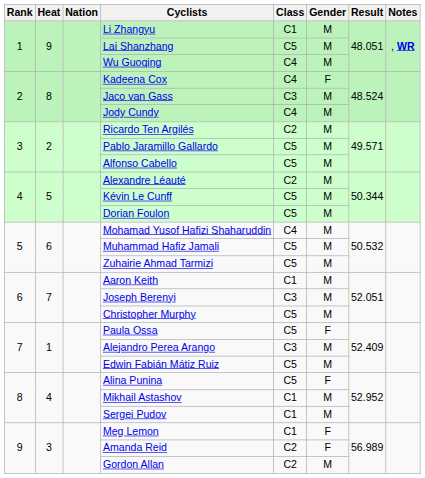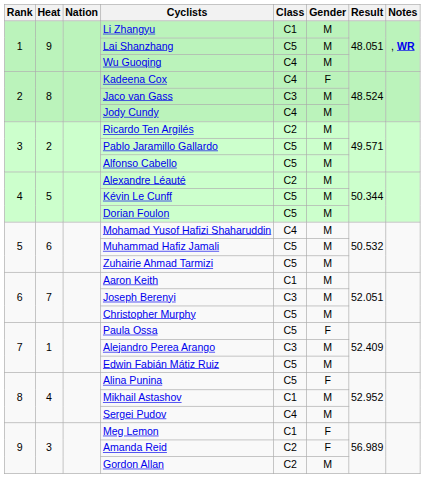(290, 414) C1 -> (290, 414) C4
